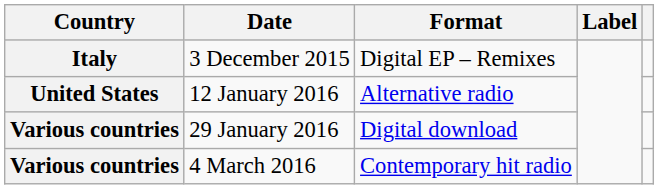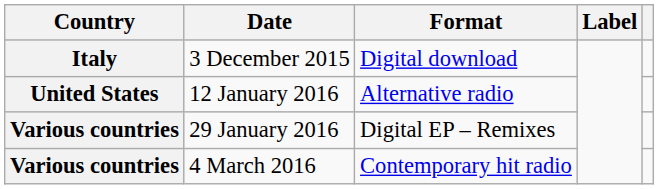(458, 58) Digital EP – Remixes -> (439, 58) Digital download
(439, 129) Digital download -> (458, 129) Digital EP – Remixes
